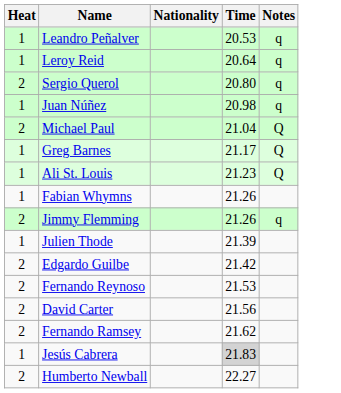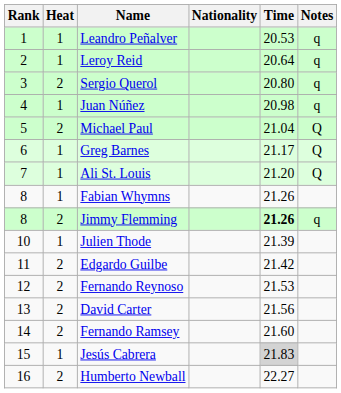+ column: (24, 15)
(241, 173) 21.23 -> (279, 173) 21.20
(241, 218) normal -> (279, 218) bold
(241, 331) 21.62 -> (279, 331) 21.60
